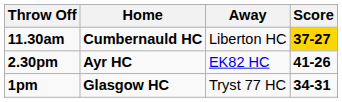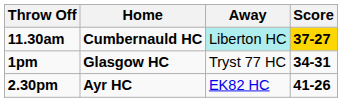(248, 39) no background -> (248, 39) paleturquoise background
rows swapped: (23, 85) <-> (33, 62)
